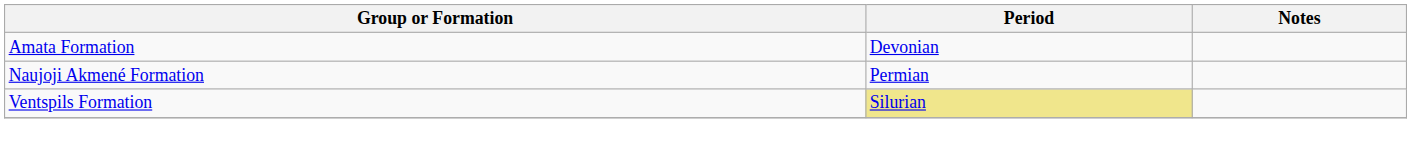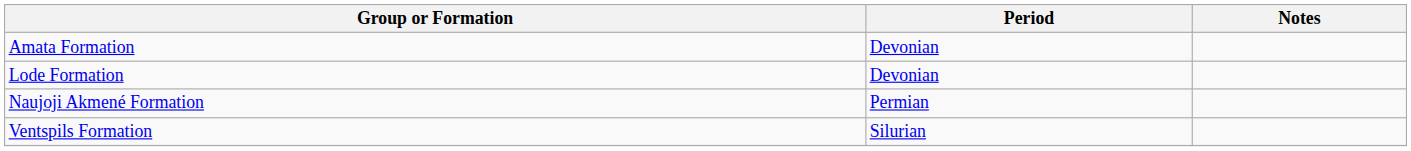+ row: (66, 74)
(898, 103) khaki background -> (898, 131) no background
